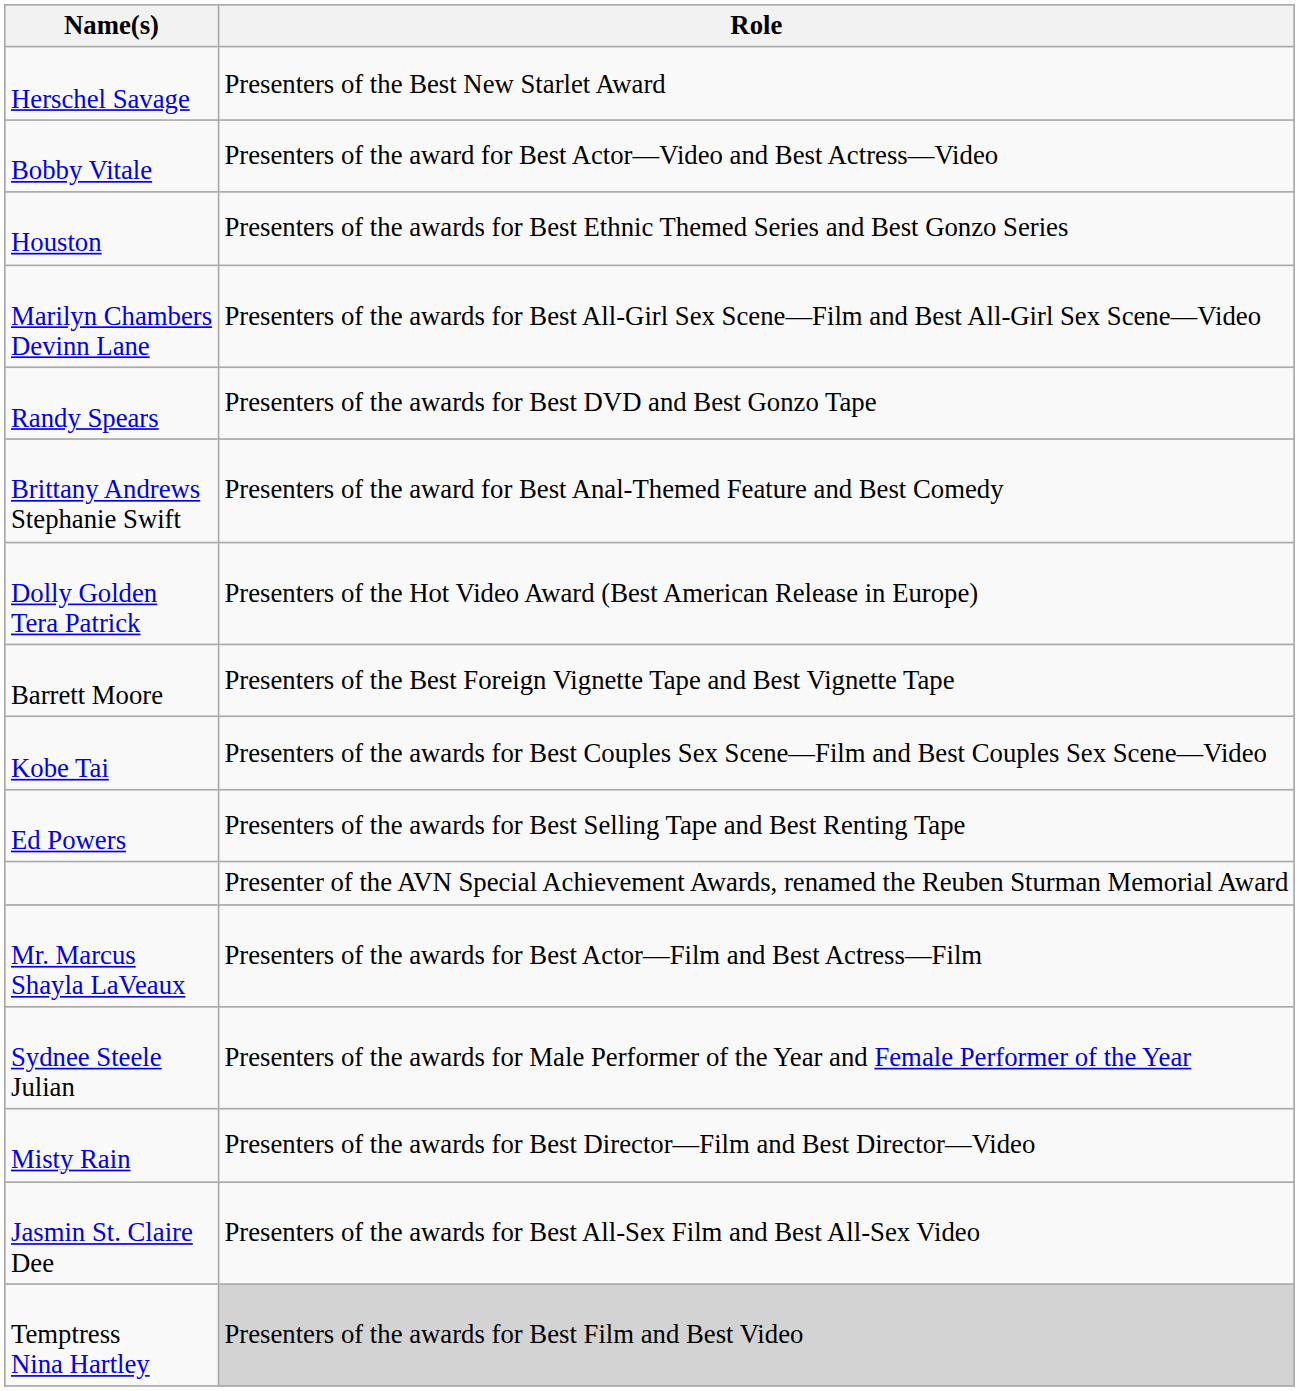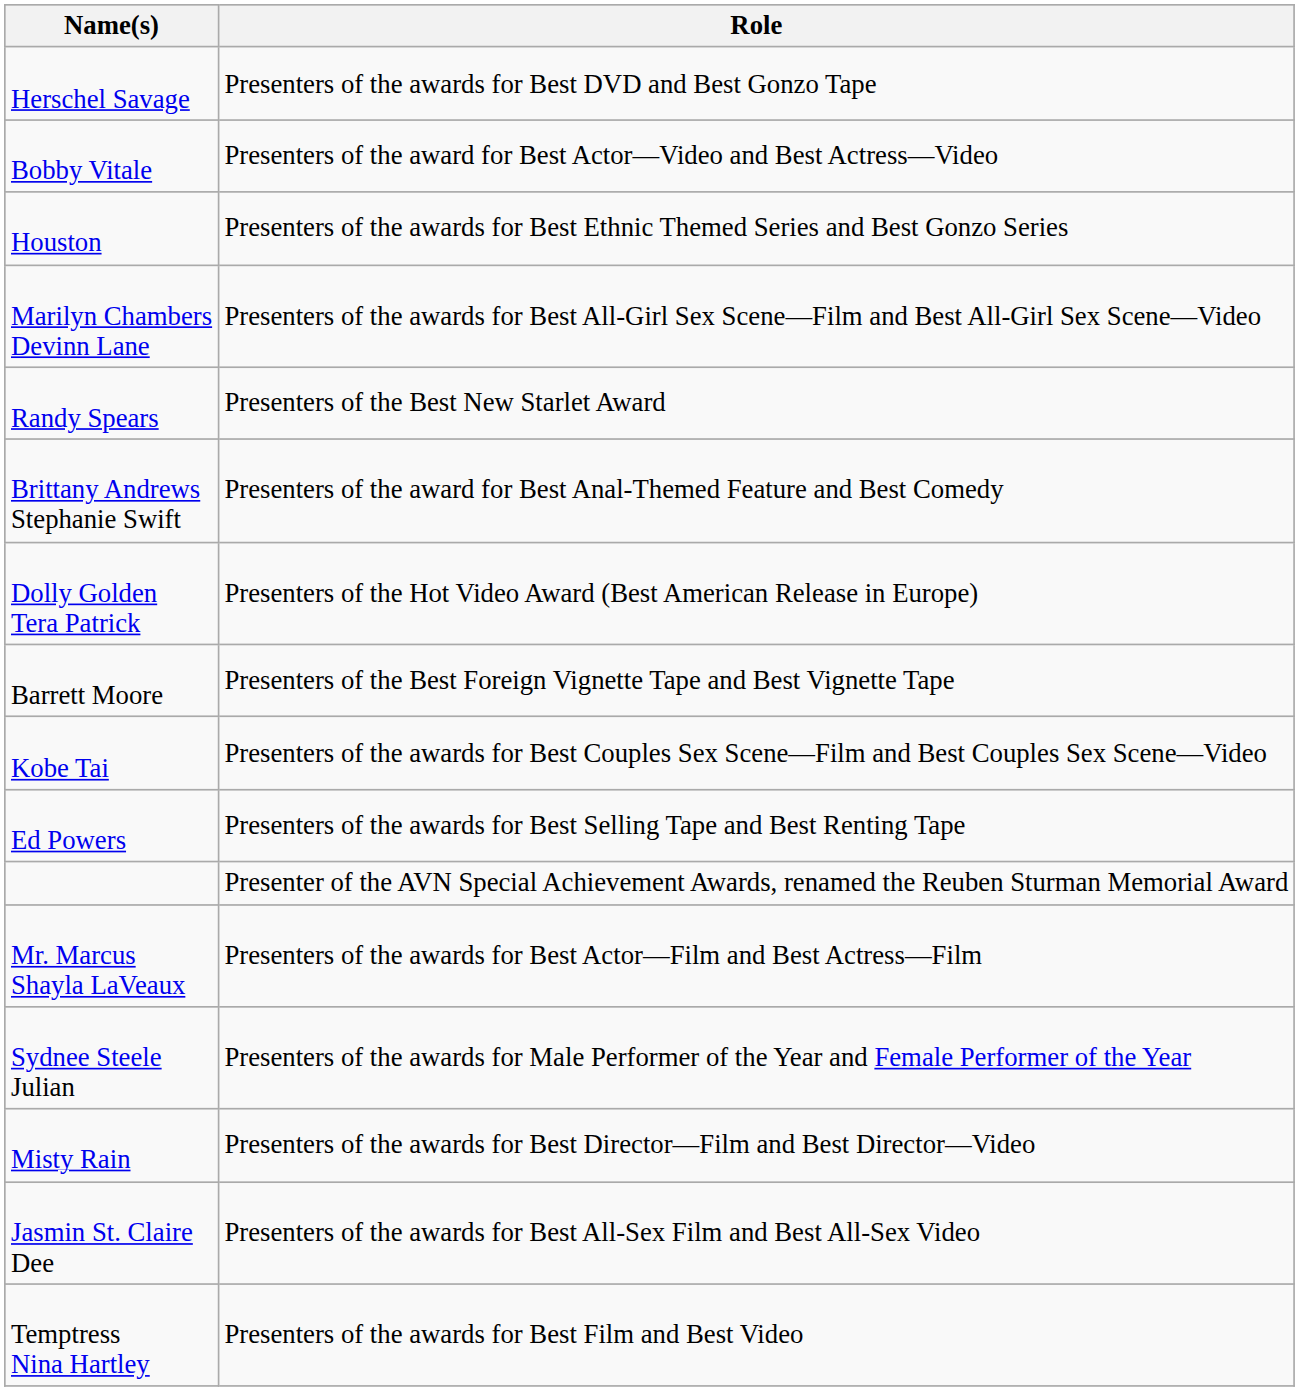(445, 83) Presenters of the Best New Starlet Award -> (550, 83) Presenters of the awards for Best DVD and Best Gonzo Tape
(550, 402) Presenters of the awards for Best DVD and Best Gonzo Tape -> (445, 402) Presenters of the Best New Starlet Award
(514, 1334) lightgrey background -> (514, 1334) no background
